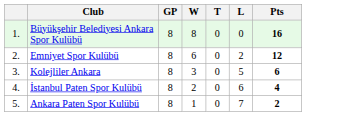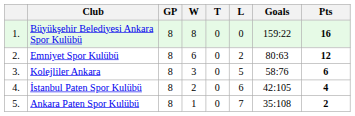+ column: (277, 12)
